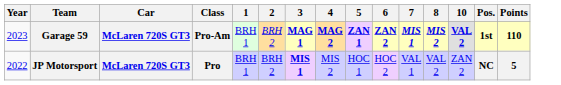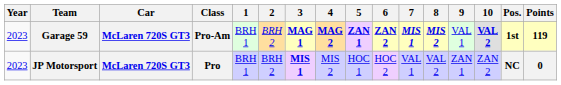+ column: (462, 13)
(514, 36) 110 -> (540, 36) 119
(17, 66) 2022 -> (17, 66) 2023
(514, 66) 5 -> (540, 66) 0
